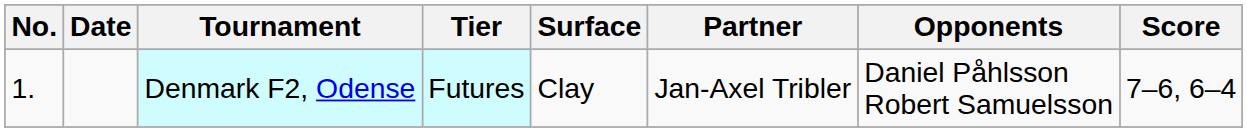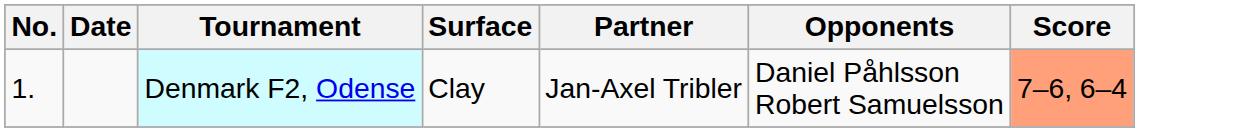- column: (476, 26)
(1181, 87) no background -> (1072, 87) lightsalmon background
